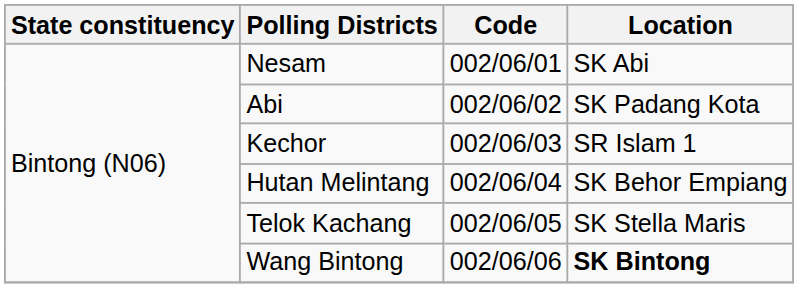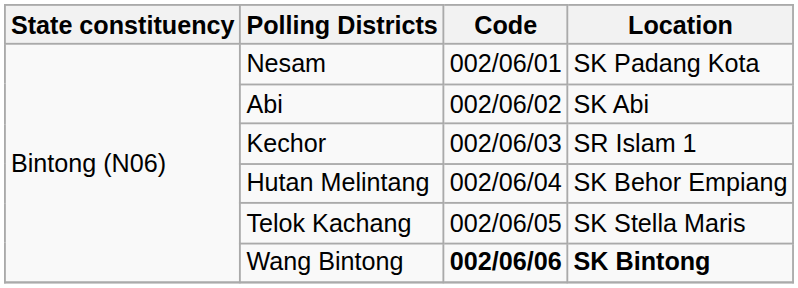(611, 64) SK Abi -> (667, 64) SK Padang Kota
(667, 104) SK Padang Kota -> (611, 104) SK Abi
(506, 262) normal -> (506, 262) bold
